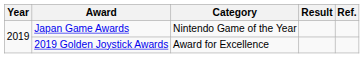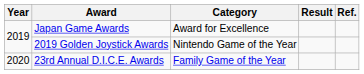(235, 28) Nintendo Game of the Year -> (221, 28) Award for Excellence
(221, 45) Award for Excellence -> (235, 45) Nintendo Game of the Year
+ row: (99, 61)
